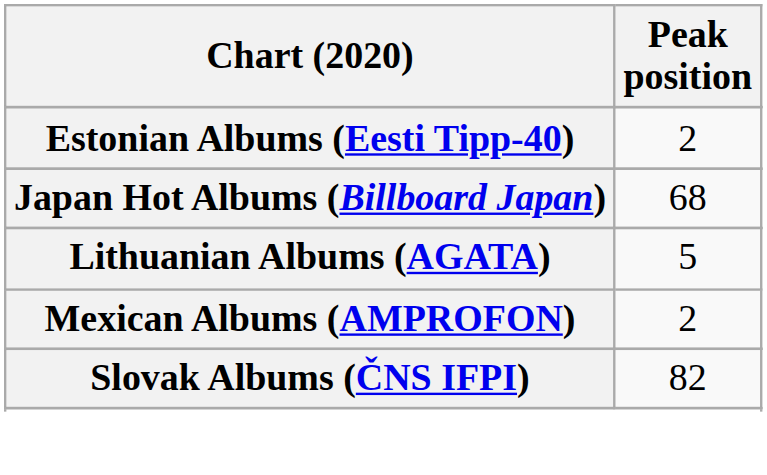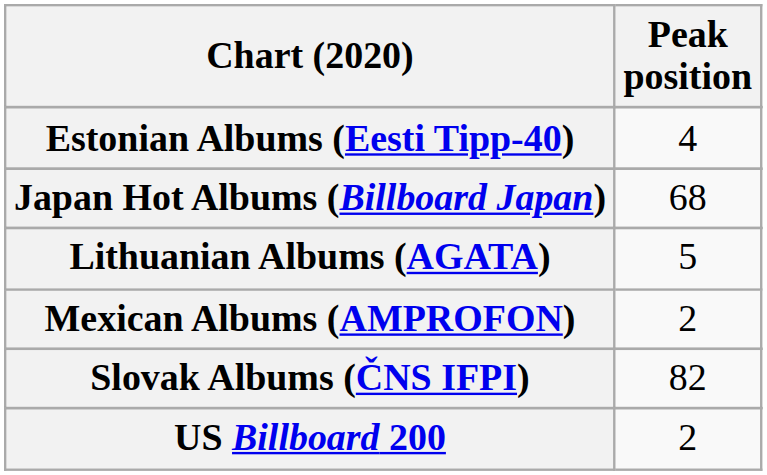(688, 137) 2 -> (688, 137) 4
+ row: (310, 438)
